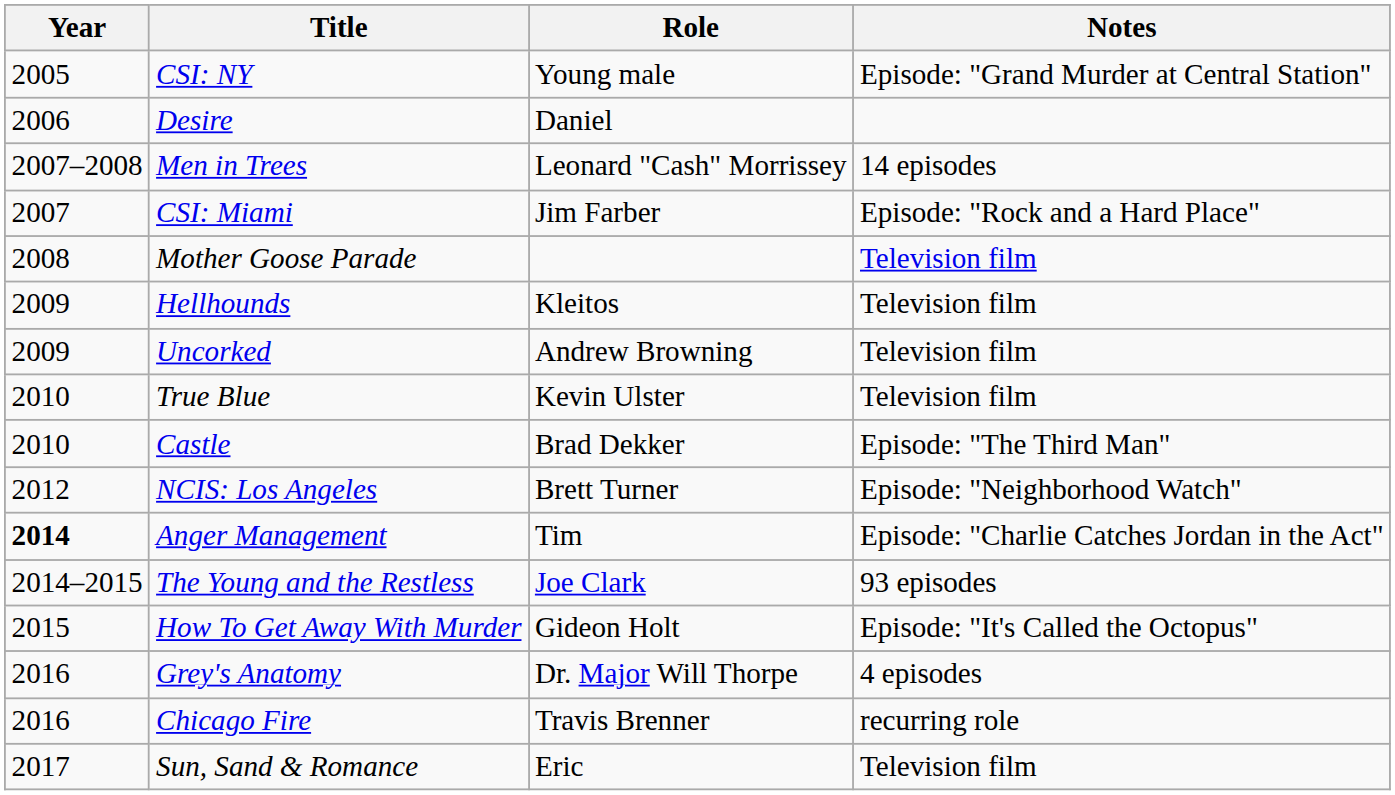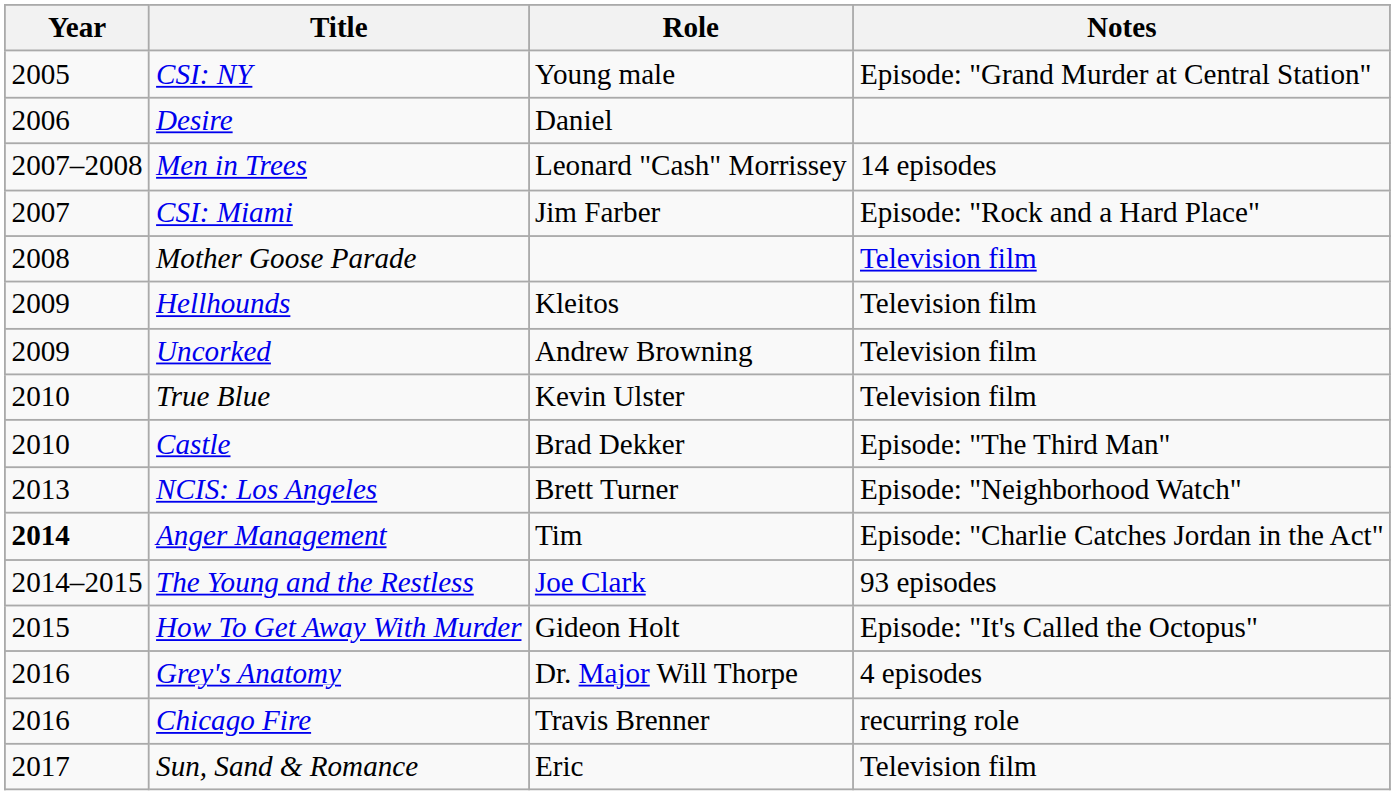(41, 489) 2012 -> (41, 489) 2013
